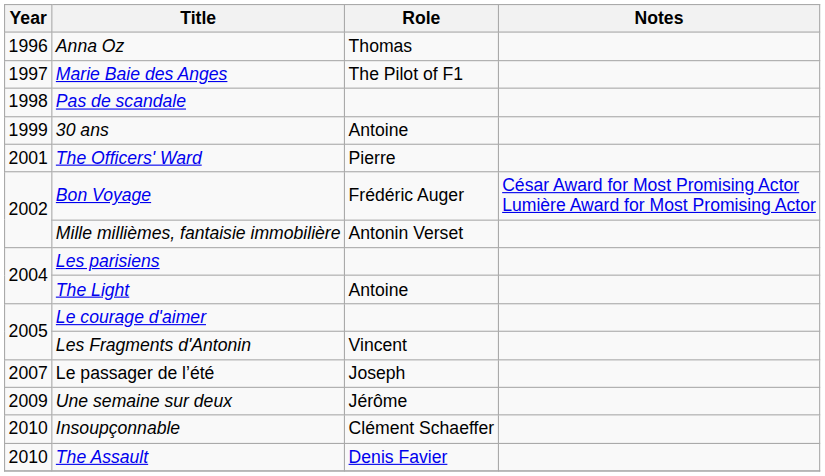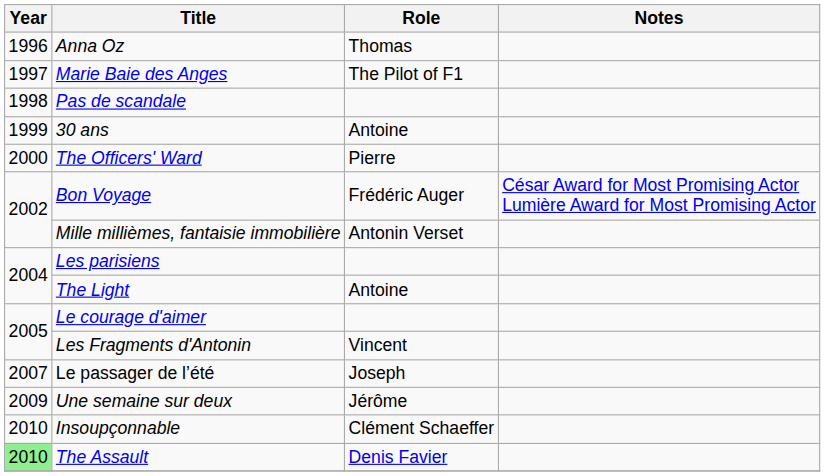(28, 158) 2001 -> (28, 158) 2000
(28, 456) no background -> (28, 456) lightgreen background
